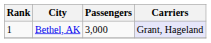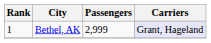(96, 29) 3,000 -> (96, 29) 2,999
